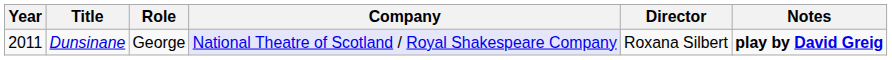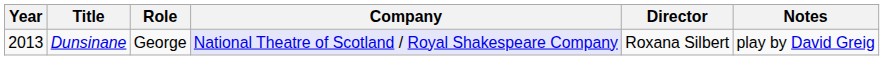(25, 42) 2011 -> (26, 42) 2013
(809, 42) bold -> (806, 42) normal
